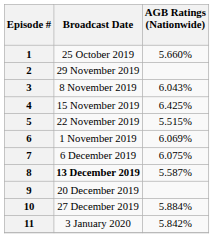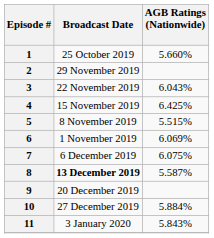(98, 88) 8 November 2019 -> (98, 88) 22 November 2019
(98, 122) 22 November 2019 -> (98, 122) 8 November 2019
(175, 224) 5.842% -> (175, 224) 5.843%
